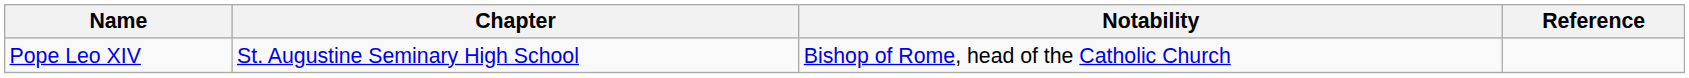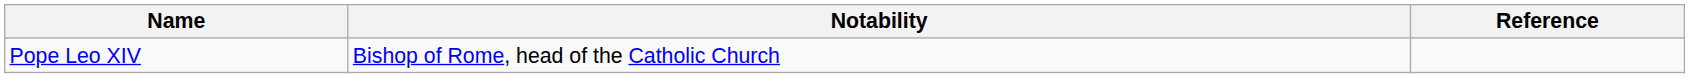- column: (515, 21)
